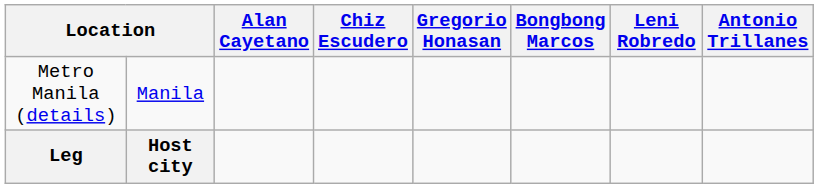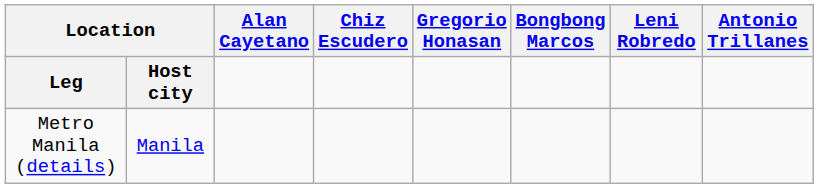rows swapped: (66, 157) <-> (66, 94)
